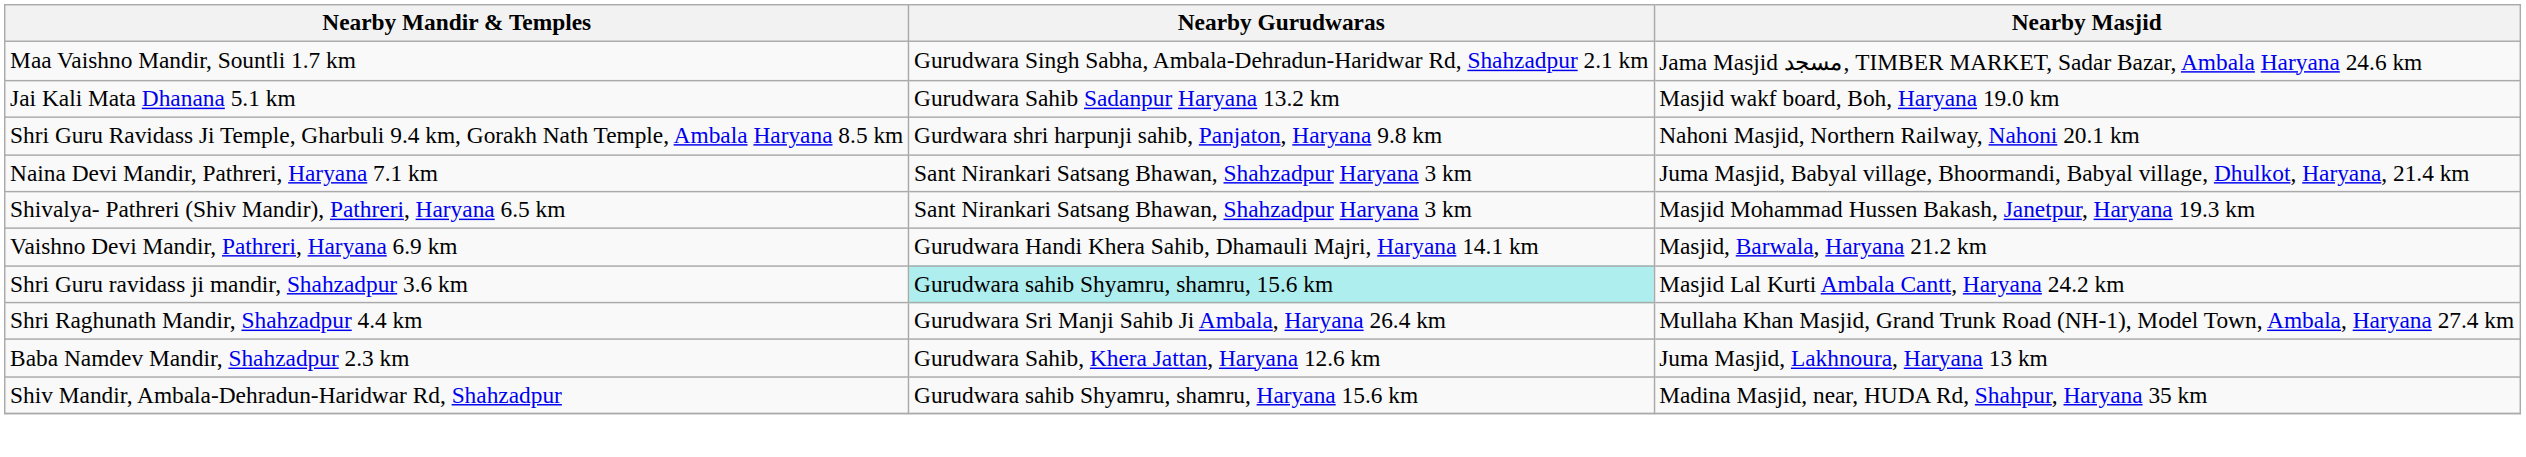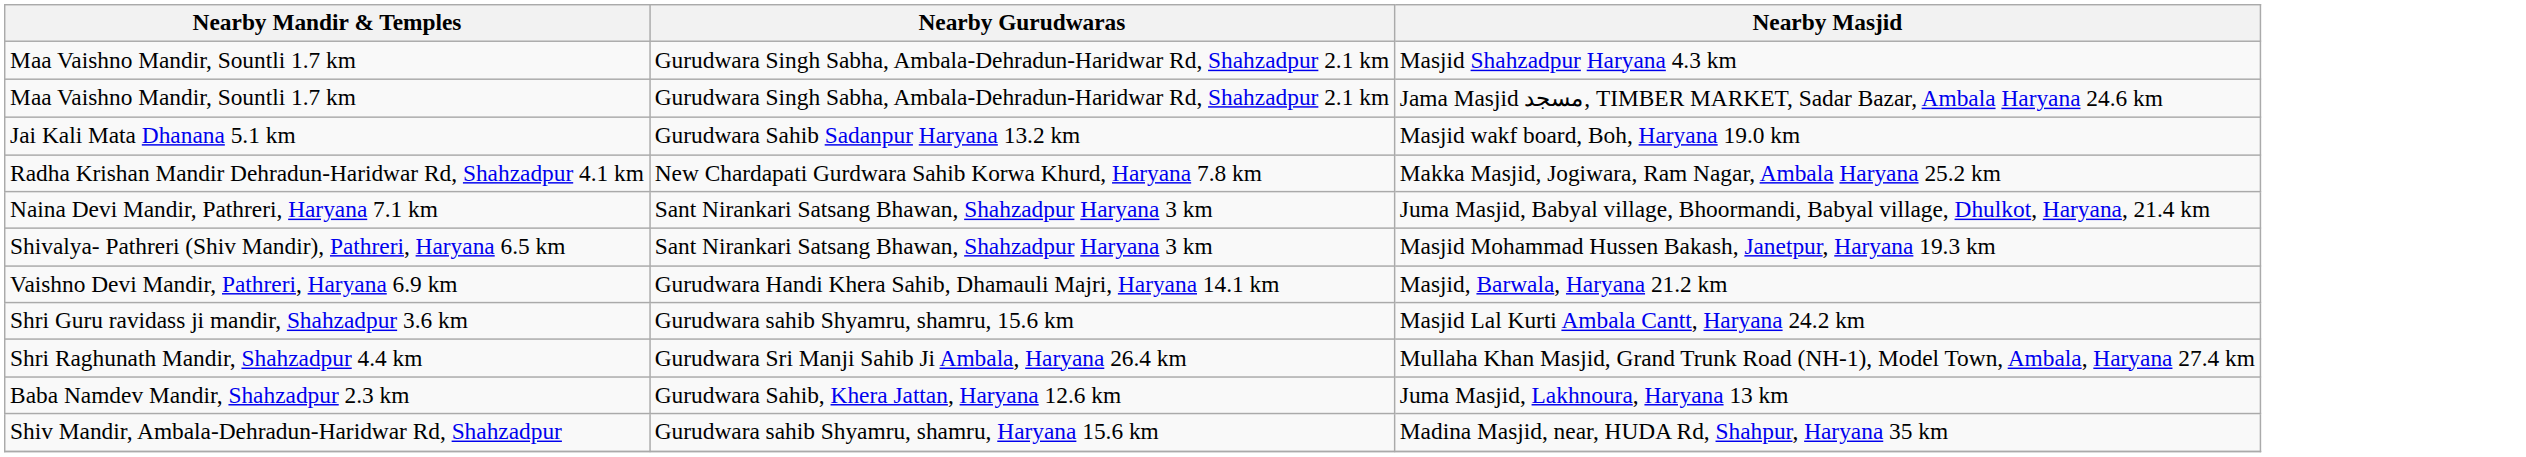+ row: (1568, 60)
+ row: (1700, 172)
- row: (1899, 135)
(1124, 283) paleturquoise background -> (864, 320) no background
